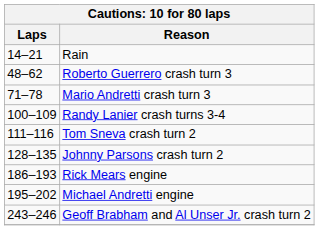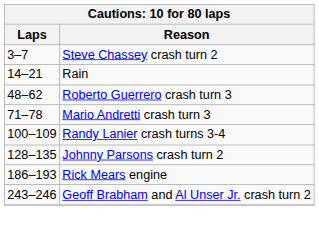+ row: (140, 54)
- row: (129, 134)
- row: (128, 194)
